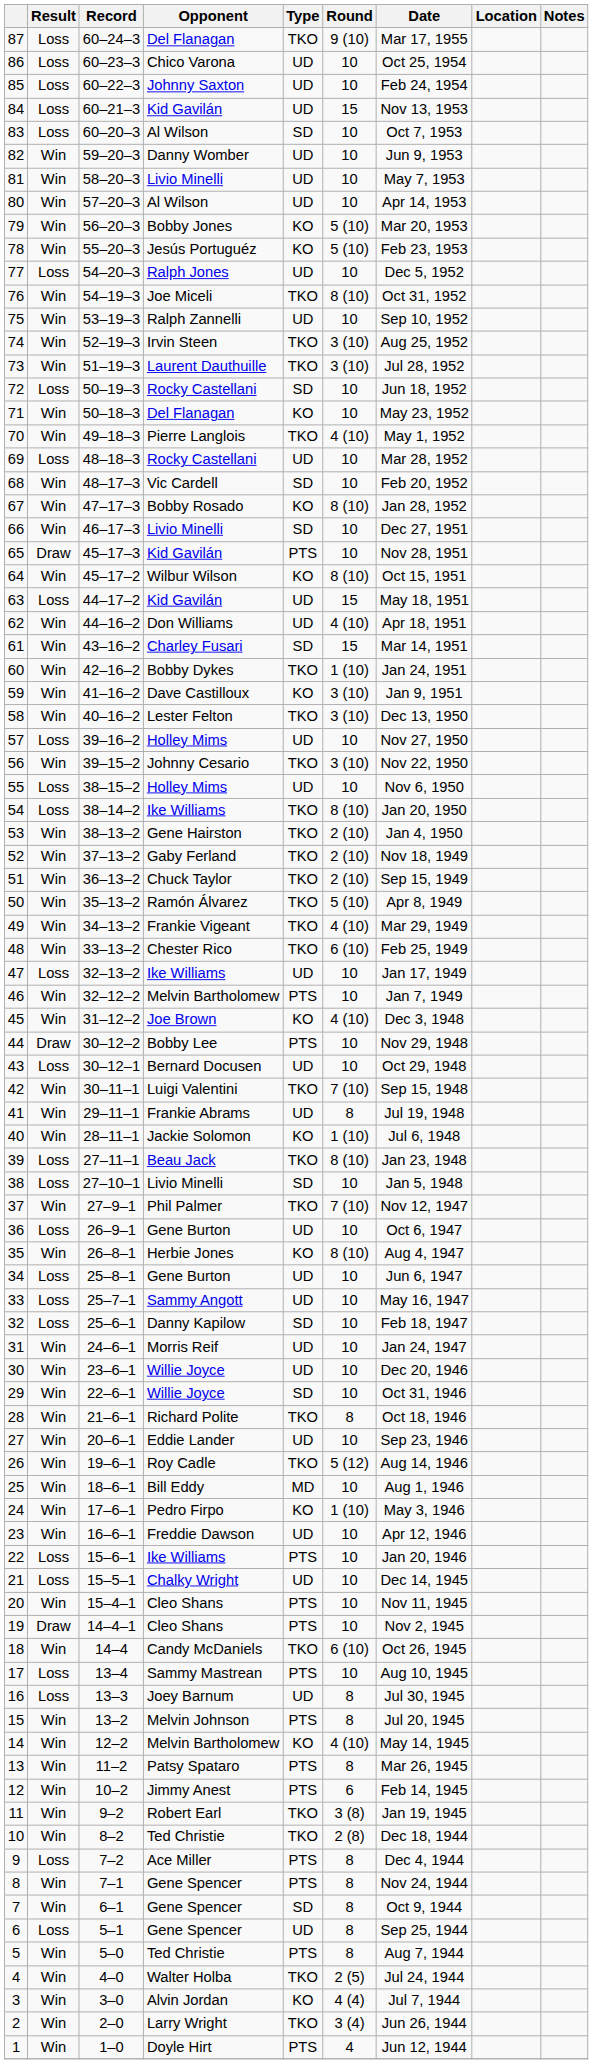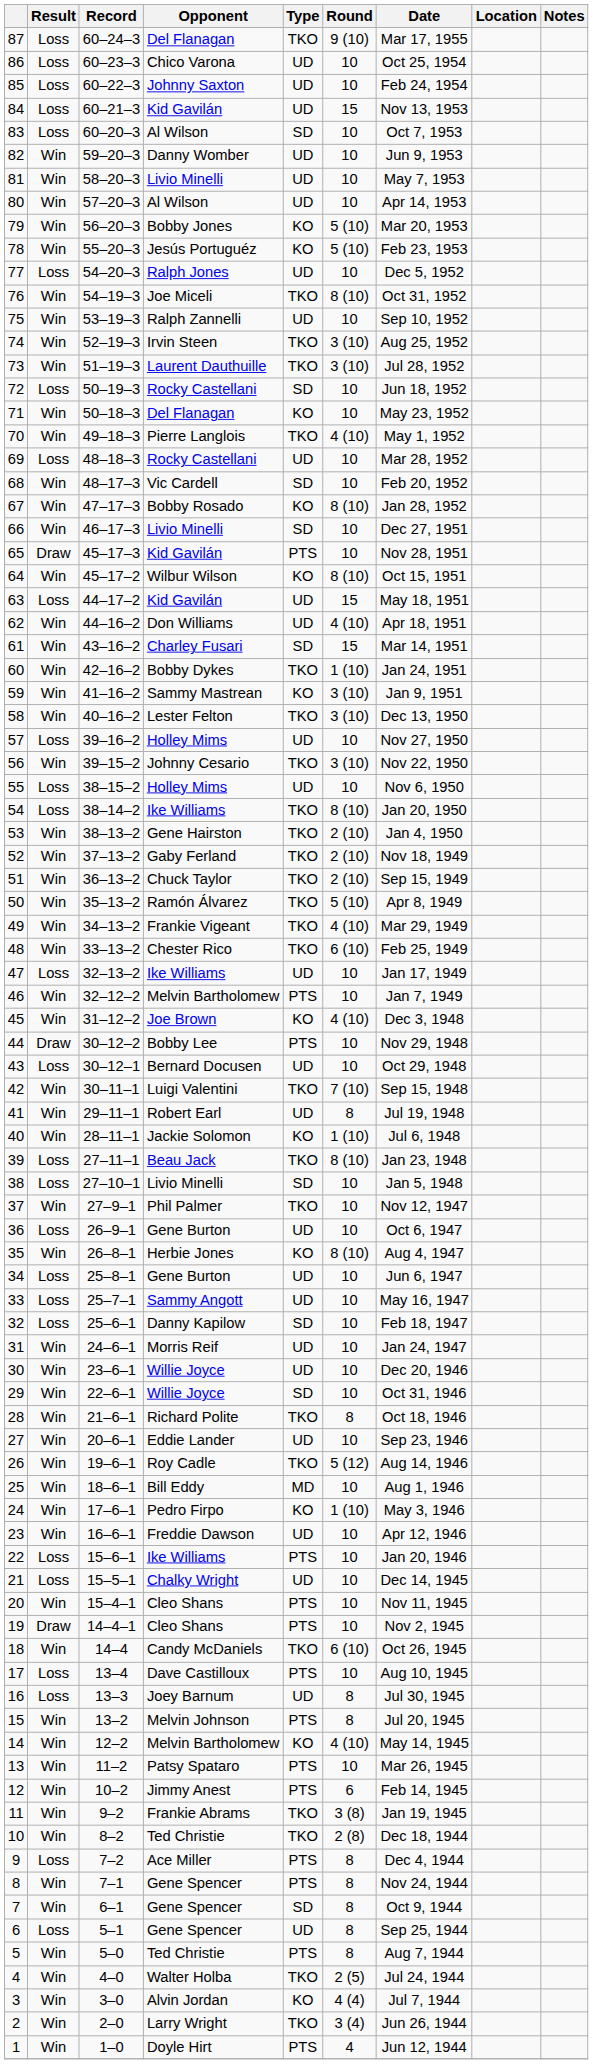(198, 693) Dave Castilloux -> (205, 693) Sammy Mastrean
(198, 1113) Frankie Abrams -> (184, 1113) Robert Earl
(350, 1206) 7 (10) -> (350, 1206) 10
(205, 1673) Sammy Mastrean -> (198, 1673) Dave Castilloux
(350, 1767) 8 -> (350, 1767) 10
(184, 1813) Robert Earl -> (198, 1813) Frankie Abrams
